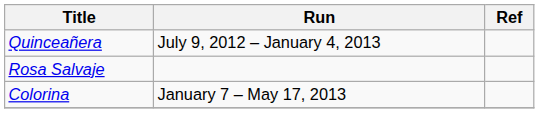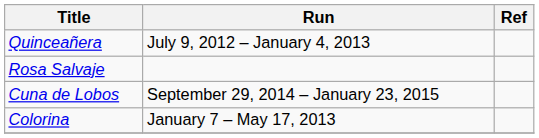+ row: (64, 94)
